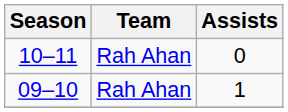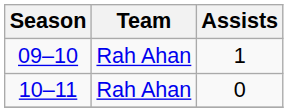rows swapped: (48, 90) <-> (48, 55)
